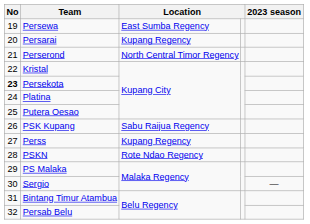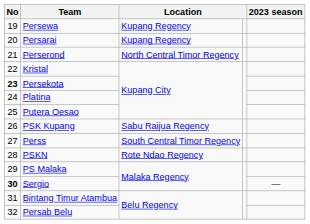(165, 26) East Sumba Regency -> (156, 26) Kupang Regency
(156, 141) Kupang Regency -> (181, 141) South Central Timor Regency
(12, 184) normal -> (12, 184) bold
